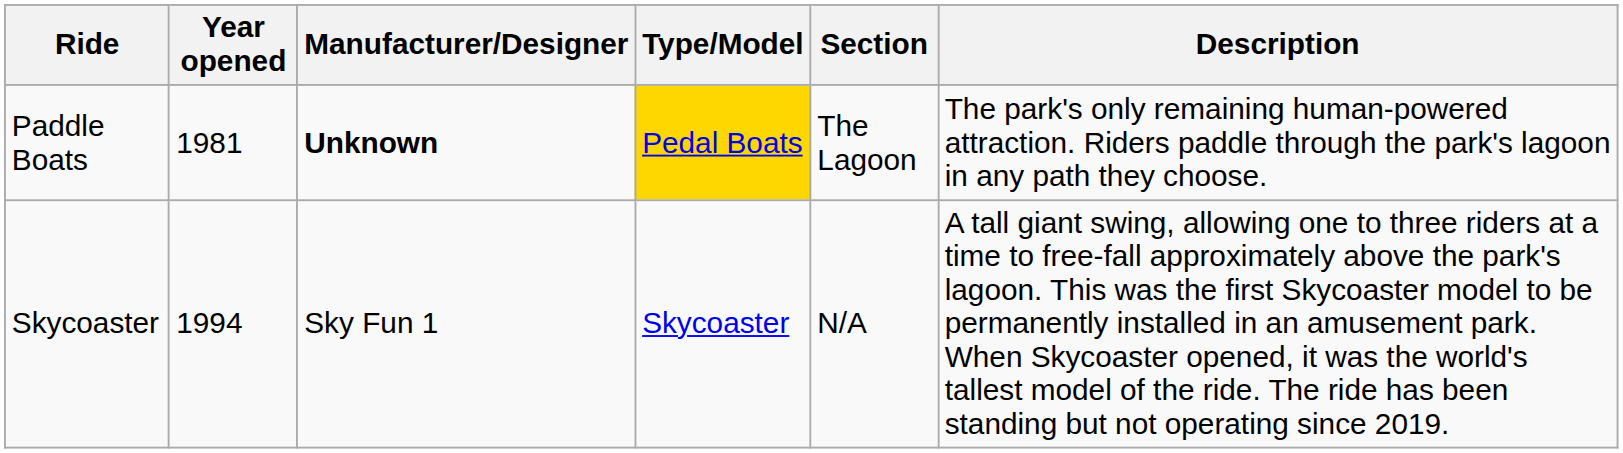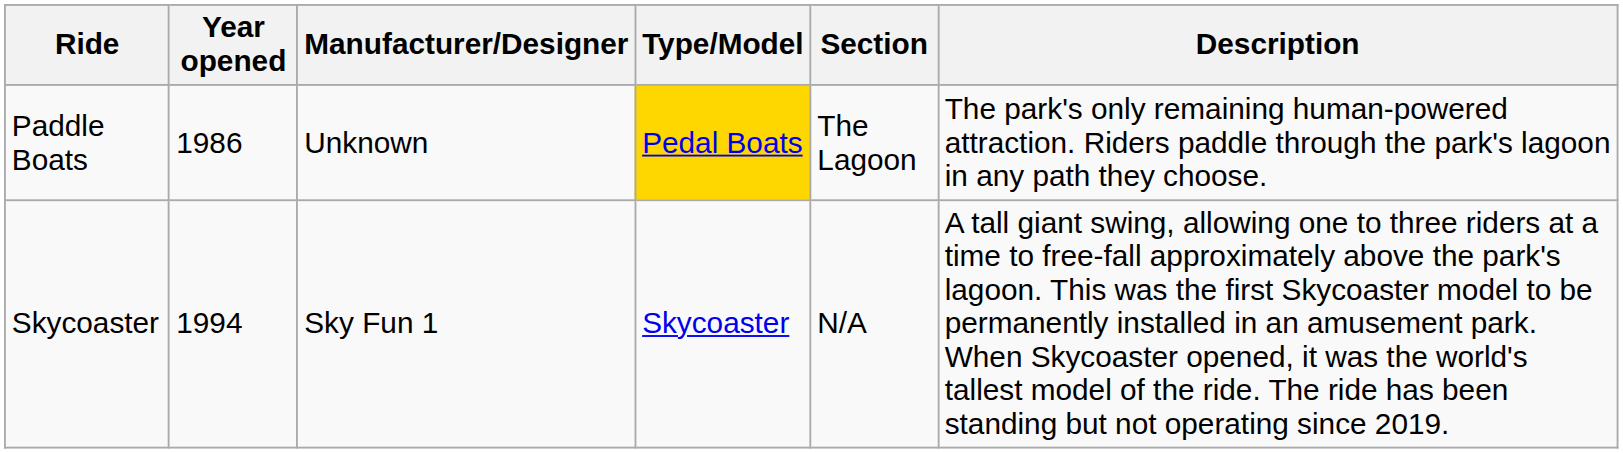(209, 142) 1981 -> (209, 142) 1986
(371, 142) bold -> (366, 142) normal
